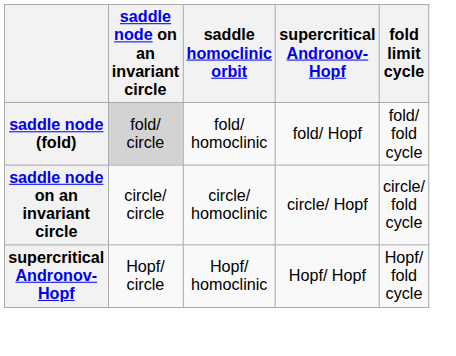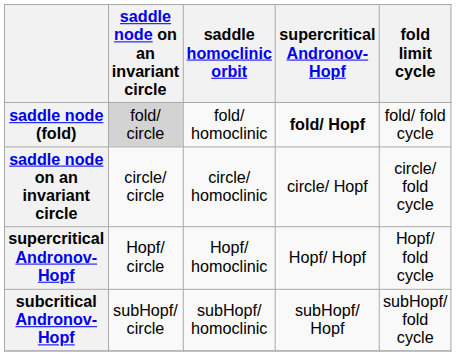(327, 133) normal -> (327, 124) bold
+ row: (56, 319)
